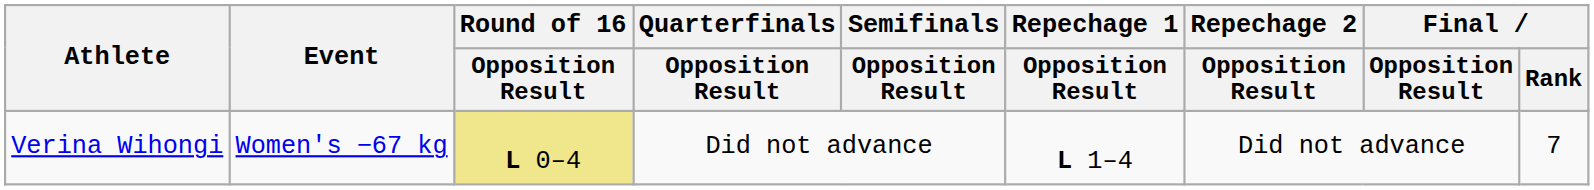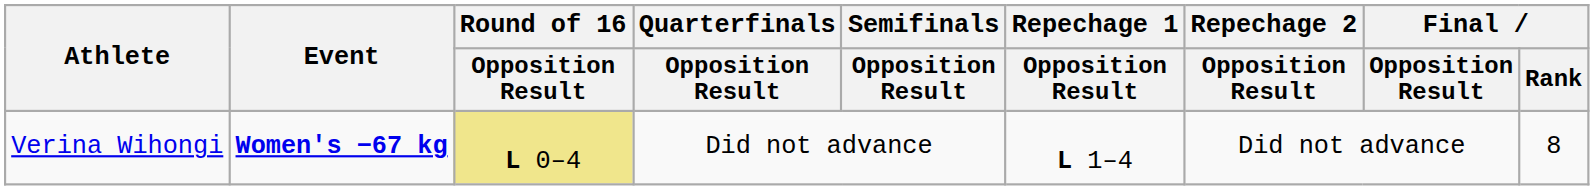(342, 147) normal -> (342, 147) bold
(1554, 147) 7 -> (1554, 147) 8
